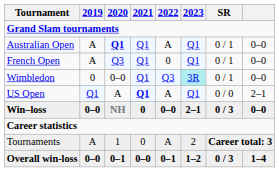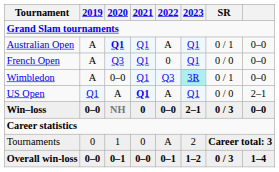(224, 61) 0 / 1 -> (224, 61) 0 / 0
(92, 77) 0 -> (92, 77) A
(92, 142) A -> (92, 142) 0
